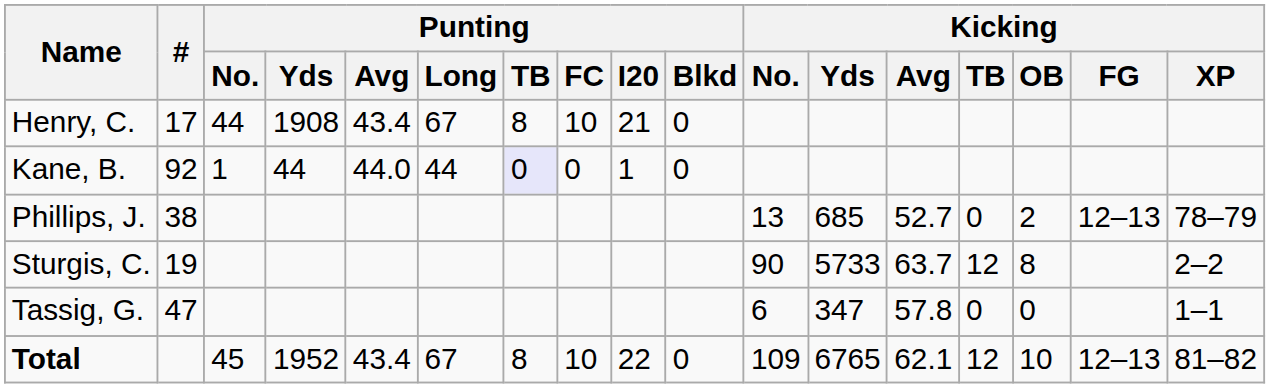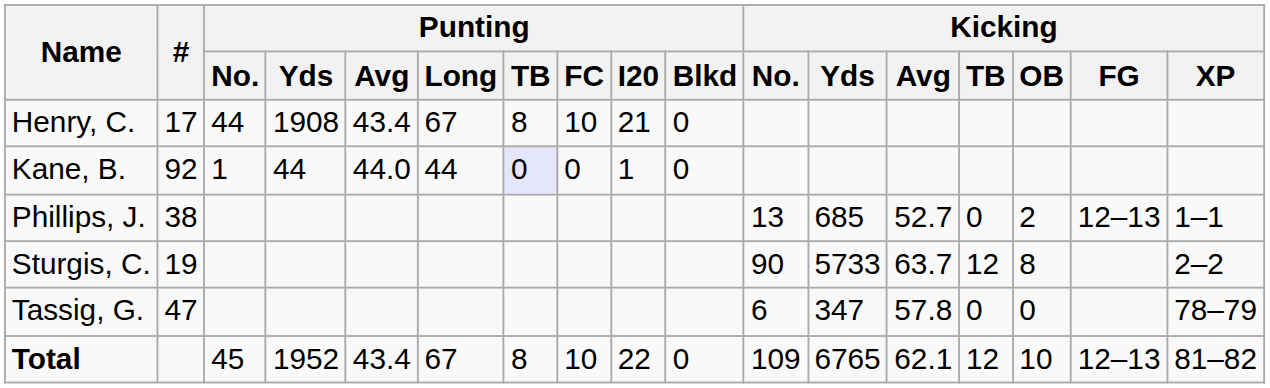(1216, 216) 78–79 -> (1199, 216) 1–1
(1199, 311) 1–1 -> (1216, 311) 78–79
